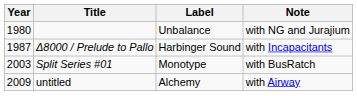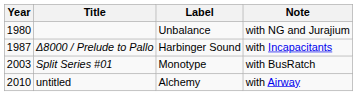(19, 82) 2009 -> (19, 82) 2010
